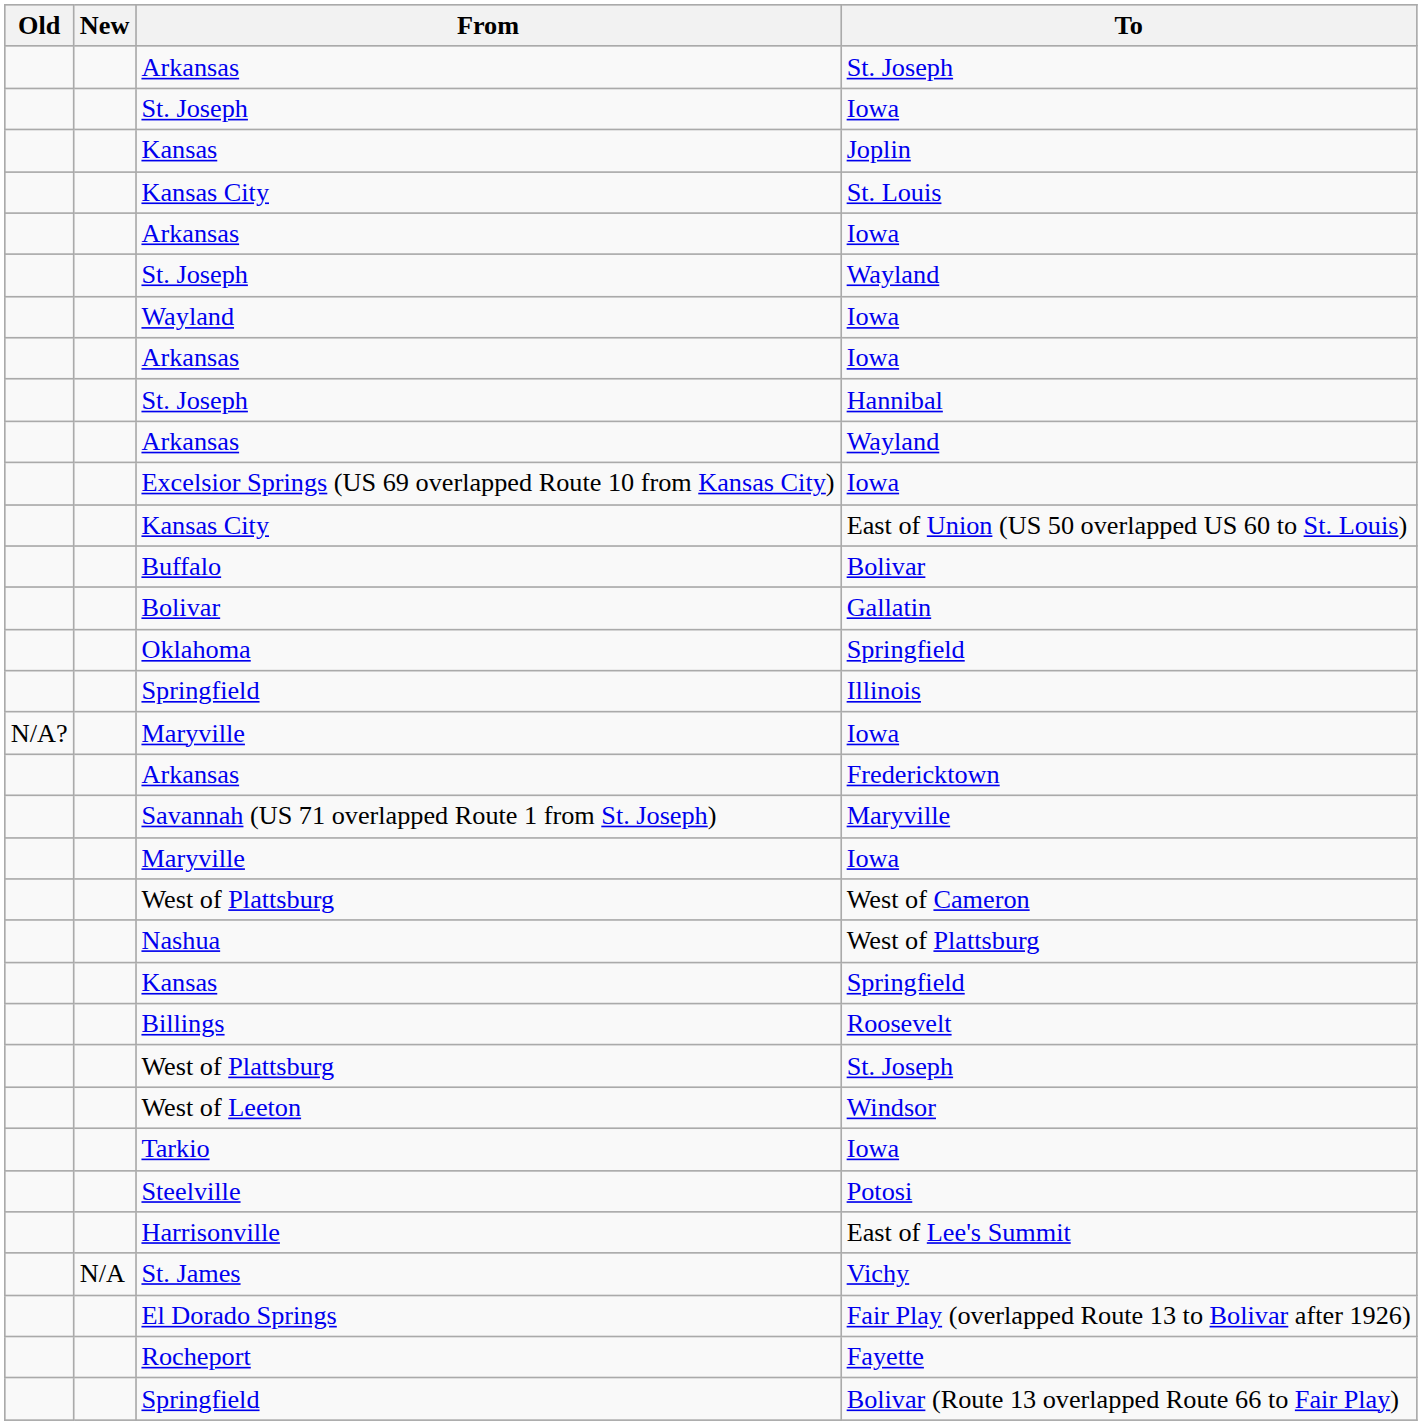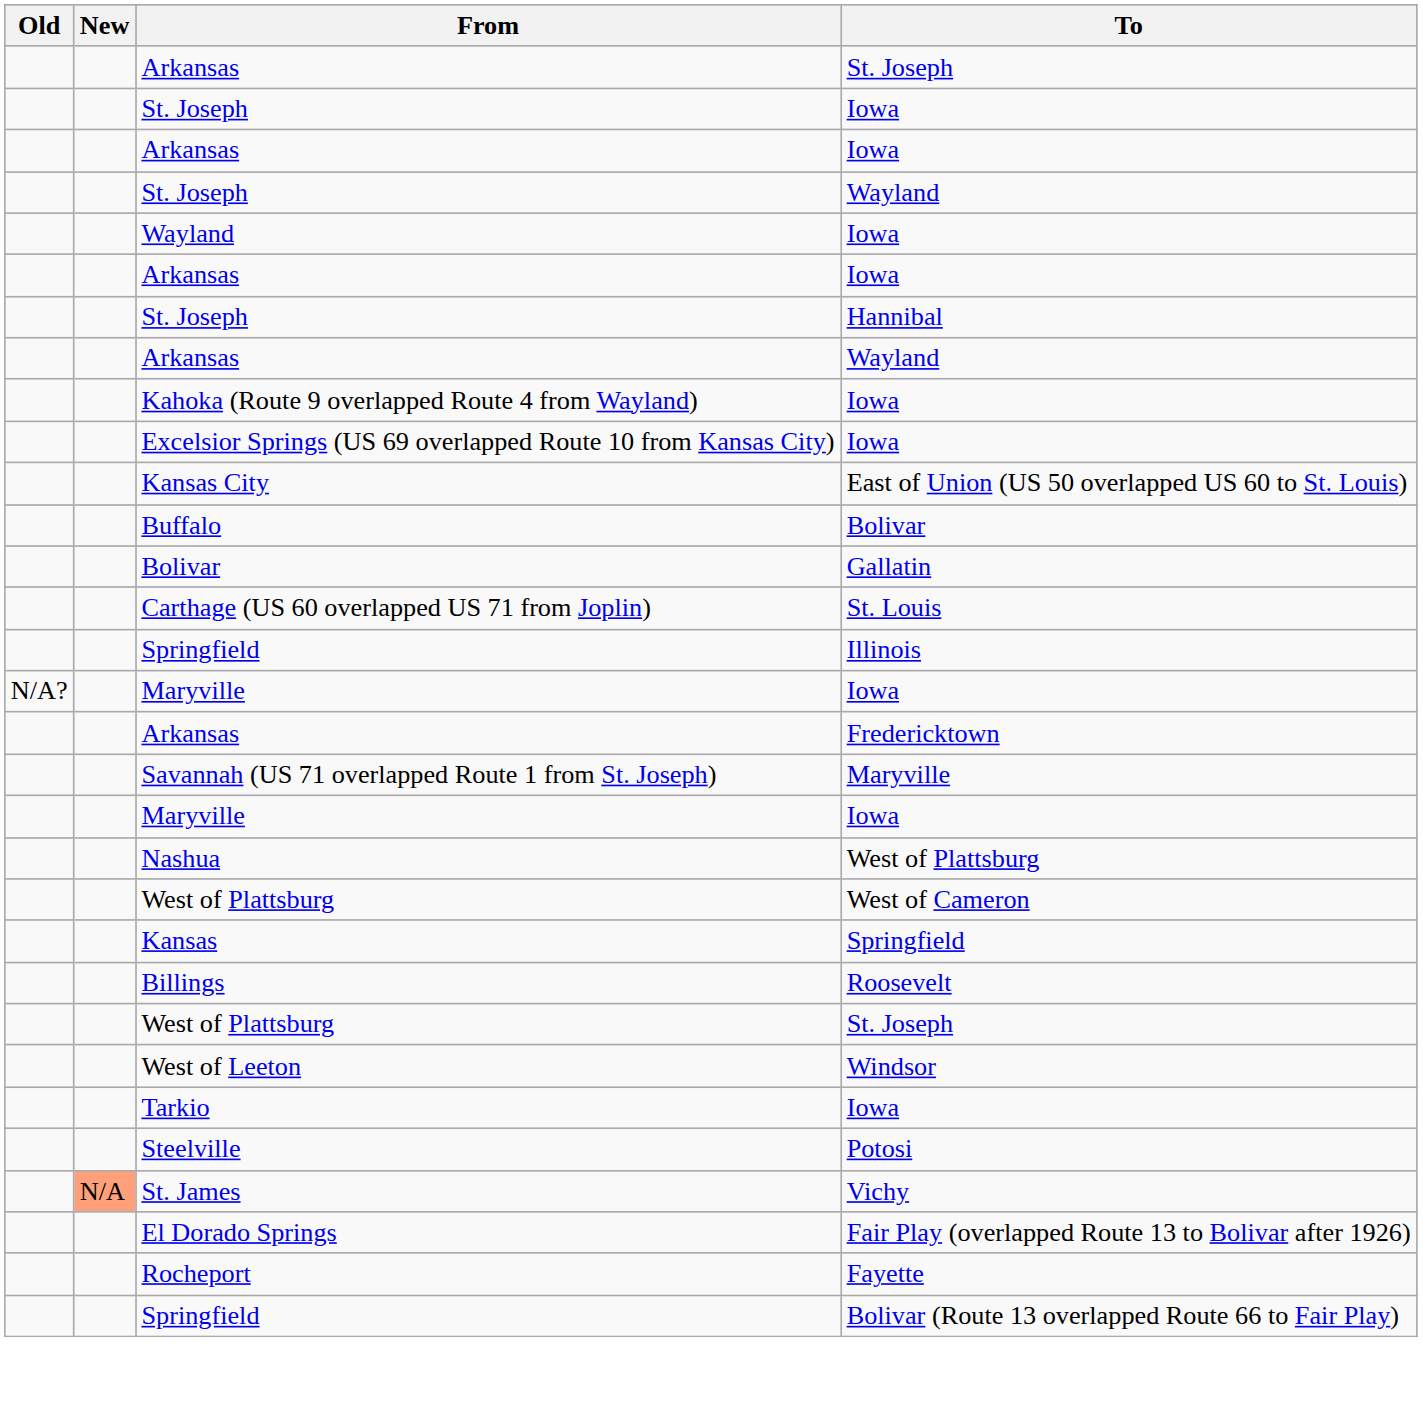- row: (179, 150)
- row: (205, 191)
+ row: (420, 399)
+ row: (396, 607)
- row: (196, 649)
rows swapped: (181, 940) <-> (238, 899)
- row: (211, 1232)
(102, 1273) no background -> (102, 1190) lightsalmon background
